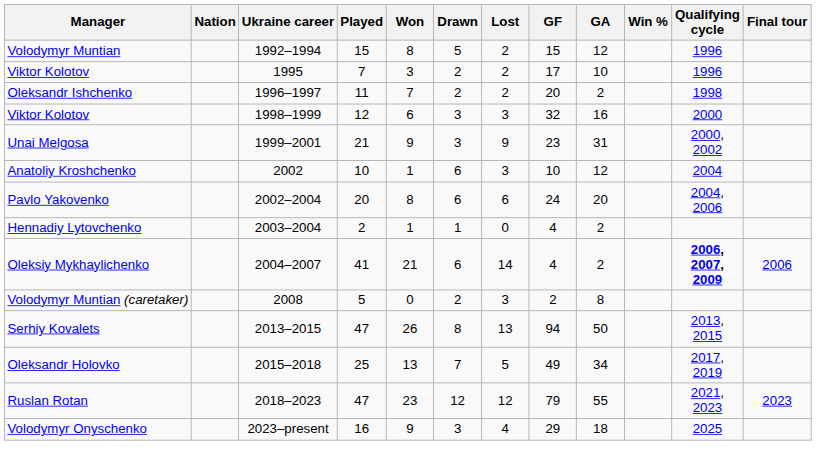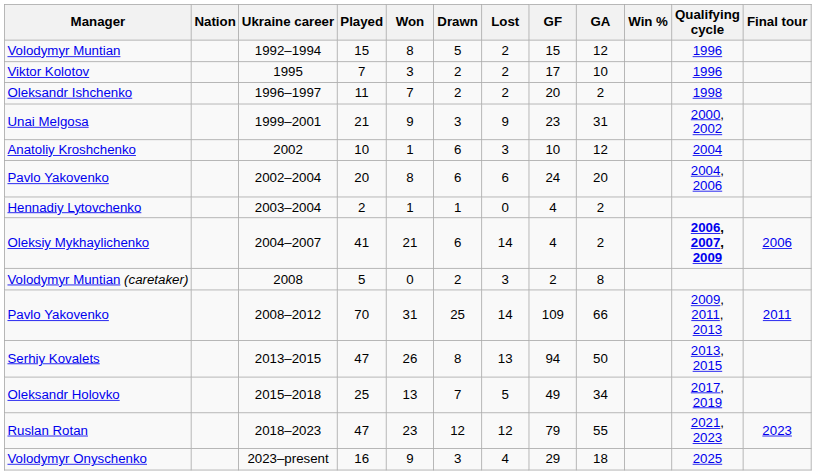- row: (288, 114)
+ row: (288, 315)
